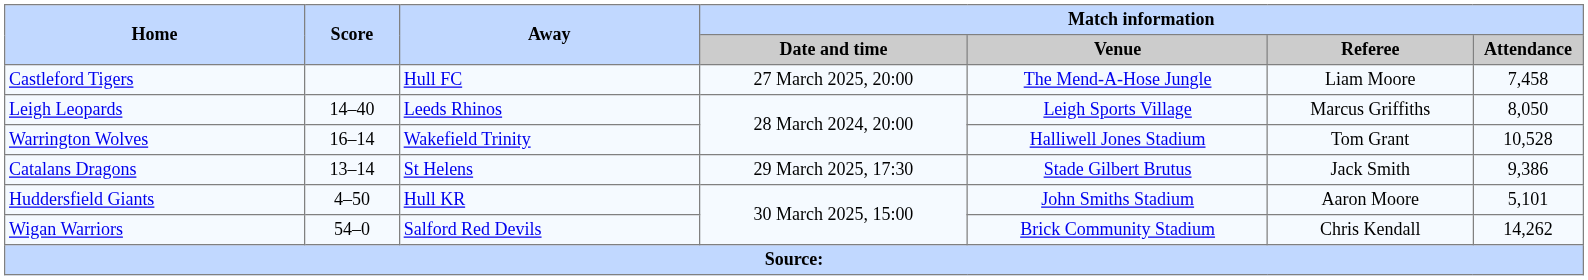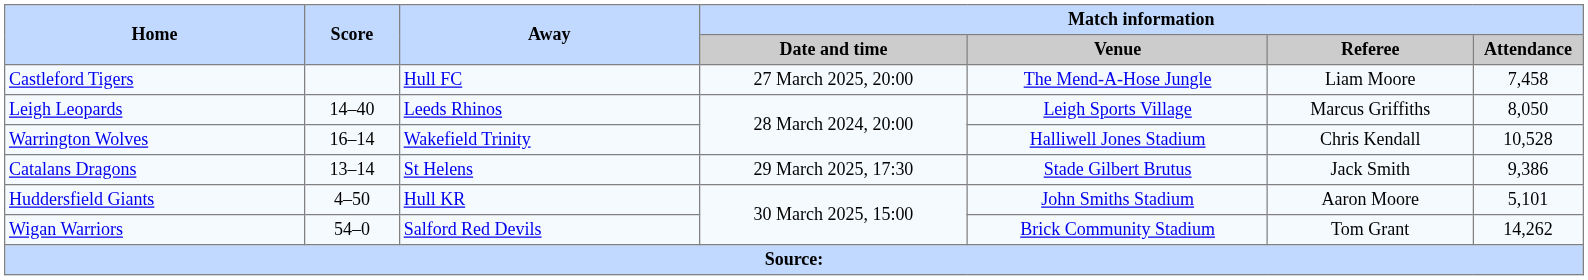(1370, 139) Tom Grant -> (1370, 139) Chris Kendall
(1370, 229) Chris Kendall -> (1370, 229) Tom Grant
